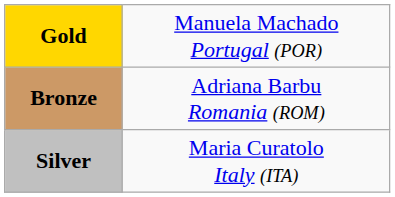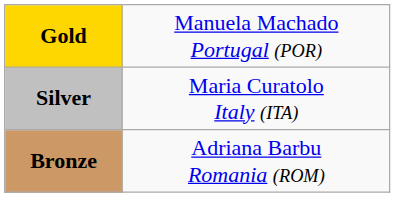rows swapped: (64, 160) <-> (64, 97)
